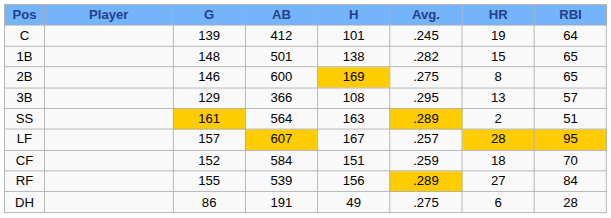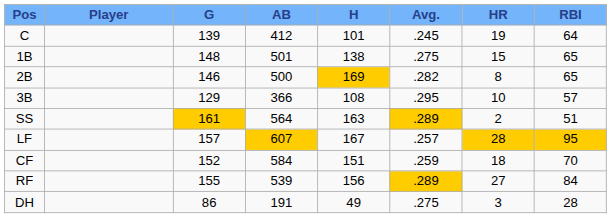(426, 56) .282 -> (426, 56) .275
(281, 77) 600 -> (281, 77) 500
(426, 77) .275 -> (426, 77) .282
(498, 98) 13 -> (498, 98) 10
(498, 202) 6 -> (498, 202) 3
